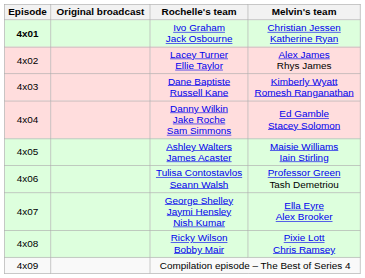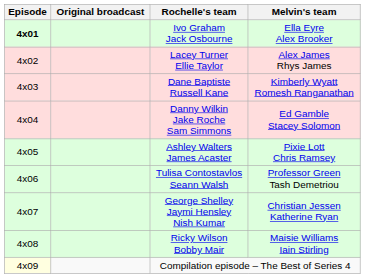(304, 33) Christian Jessen Katherine Ryan -> (304, 33) Ella Eyre Alex Brooker
(304, 152) Maisie Williams Iain Stirling -> (304, 152) Pixie Lott Chris Ramsey
(304, 211) Ella Eyre Alex Brooker -> (304, 211) Christian Jessen Katherine Ryan
(304, 244) Pixie Lott Chris Ramsey -> (304, 244) Maisie Williams Iain Stirling
(28, 265) no background -> (28, 265) lightyellow background
